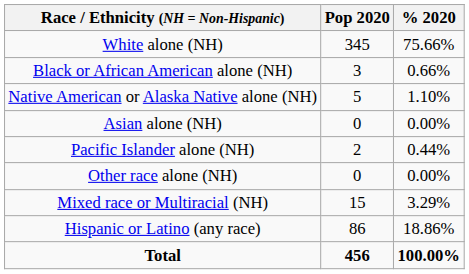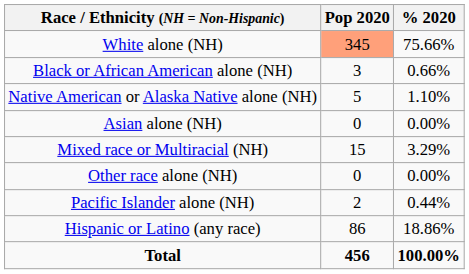(357, 44) no background -> (357, 44) lightsalmon background
rows swapped: (163, 149) <-> (163, 202)
